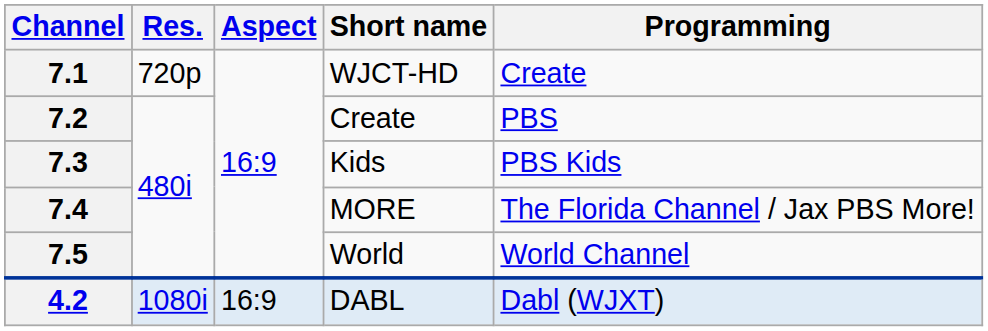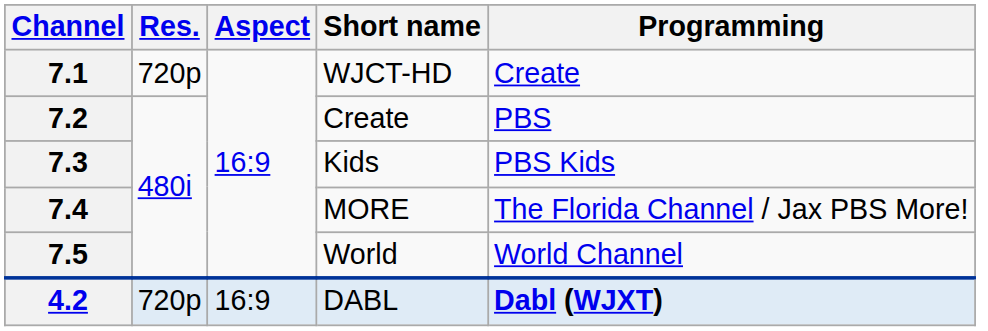(173, 301) 1080i -> (170, 301) 720p
(582, 301) normal -> (578, 301) bold
